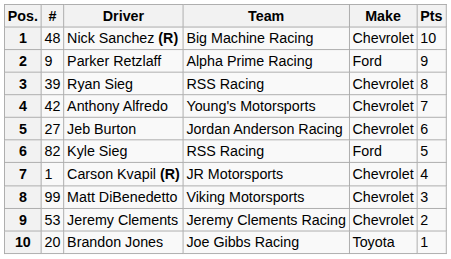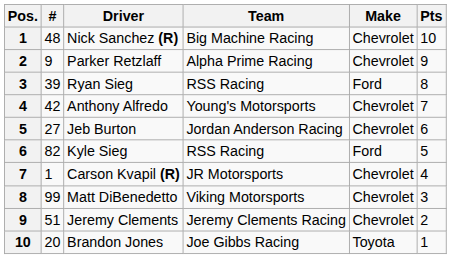(367, 61) Ford -> (383, 61) Chevrolet
(383, 84) Chevrolet -> (367, 84) Ford
(53, 220) 53 -> (53, 220) 51
